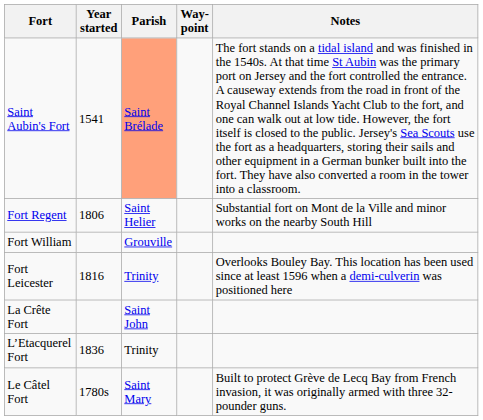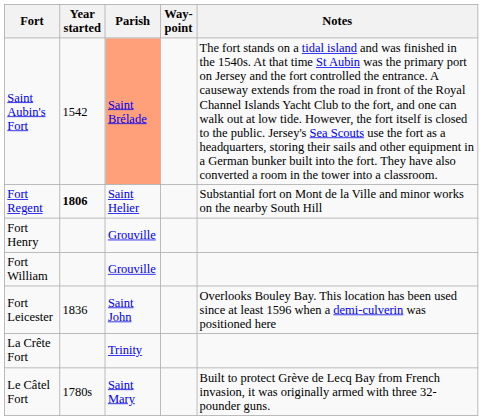(91, 118) 1541 -> (75, 111) 1542
(91, 215) normal -> (75, 201) bold
+ row: (23, 235)
(91, 276) 1816 -> (75, 309) 1836
(141, 276) Trinity -> (121, 309) Saint John
(137, 316) Saint John -> (125, 350) Trinity
- row: (39, 350)
